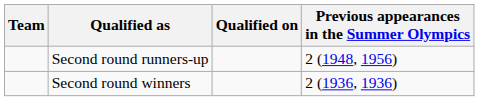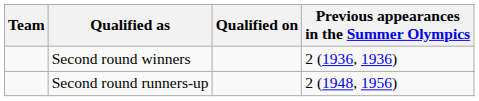rows swapped: (121, 83) <-> (130, 58)
